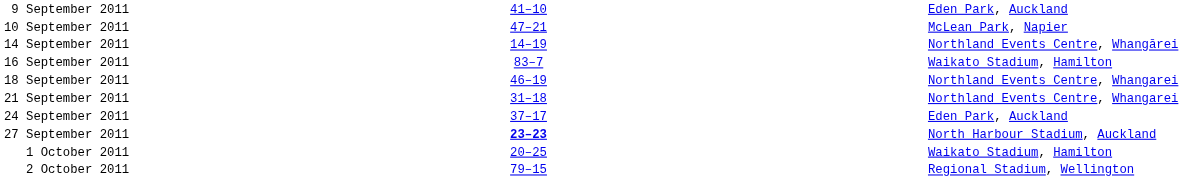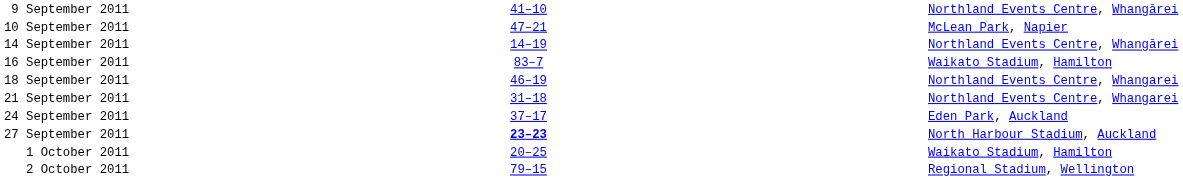(998, 10) Eden Park, Auckland -> (1053, 10) Northland Events Centre, Whangārei
